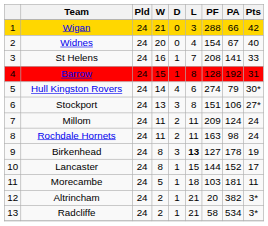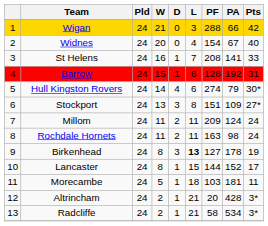(233, 105) 106 -> (233, 105) 109
(233, 197) 382 -> (233, 197) 428
